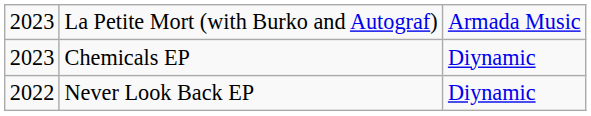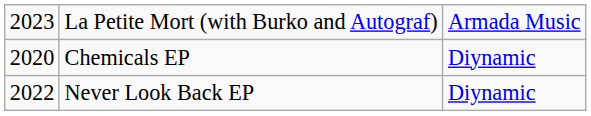(32, 57) 2023 -> (32, 57) 2020
